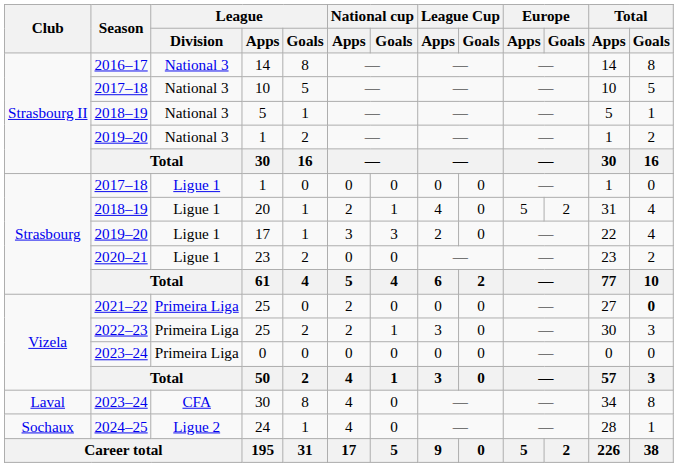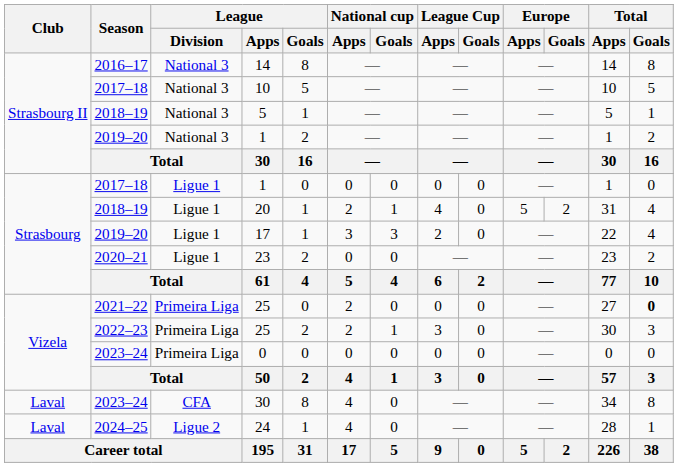(48, 426) Sochaux -> (48, 426) Laval
